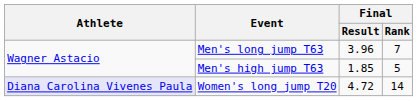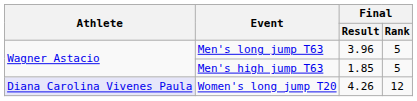(397, 49) 7 -> (397, 49) 5
(361, 86) 4.72 -> (361, 86) 4.26
(397, 86) 14 -> (397, 86) 12
